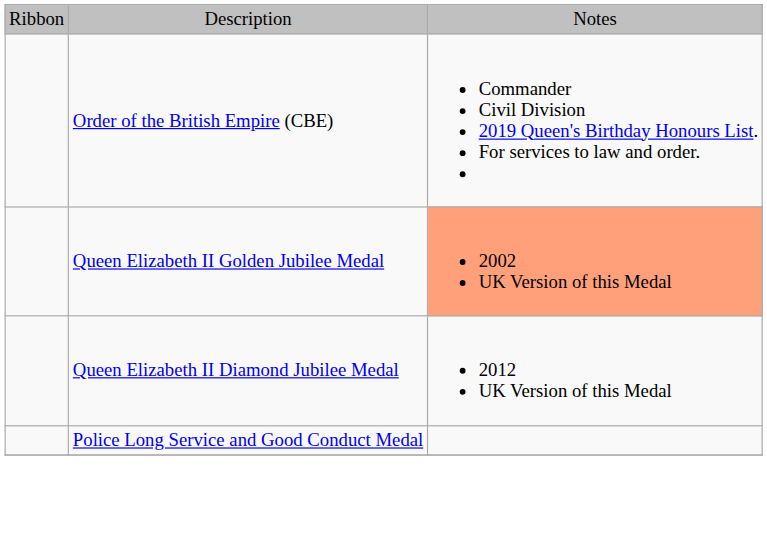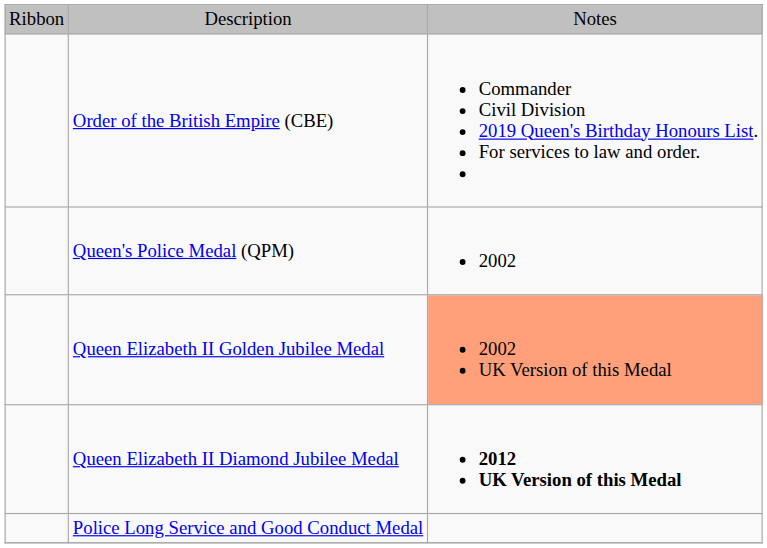+ row: (183, 250)
(595, 381) normal -> (595, 469) bold
